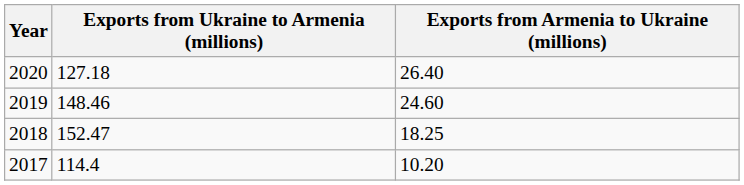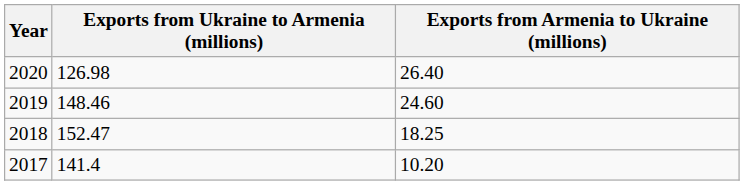(83, 72) 127.18 -> (83, 72) 126.98
(78, 164) 114.4 -> (78, 164) 141.4
